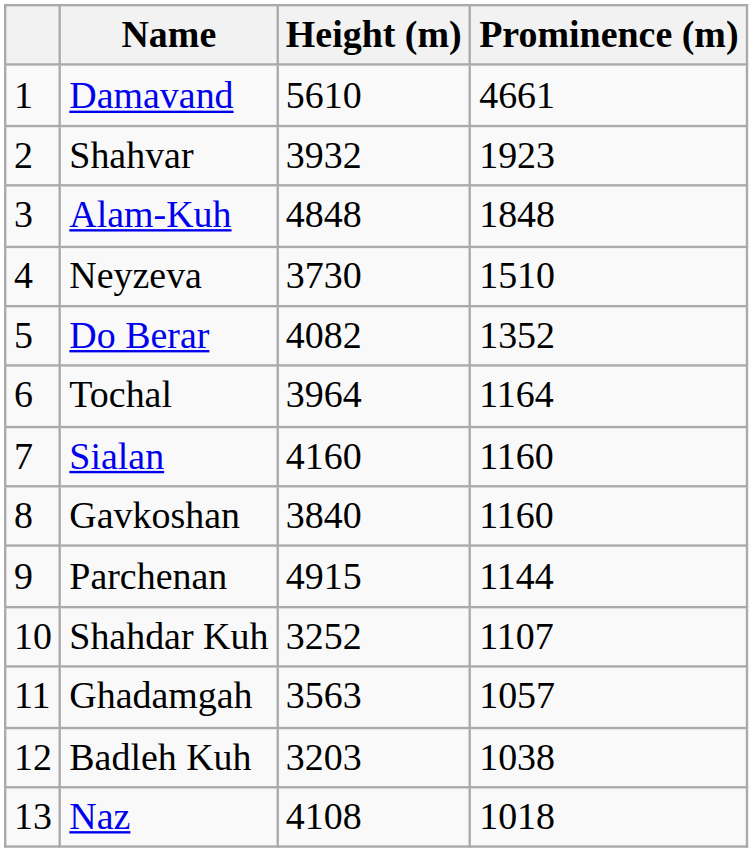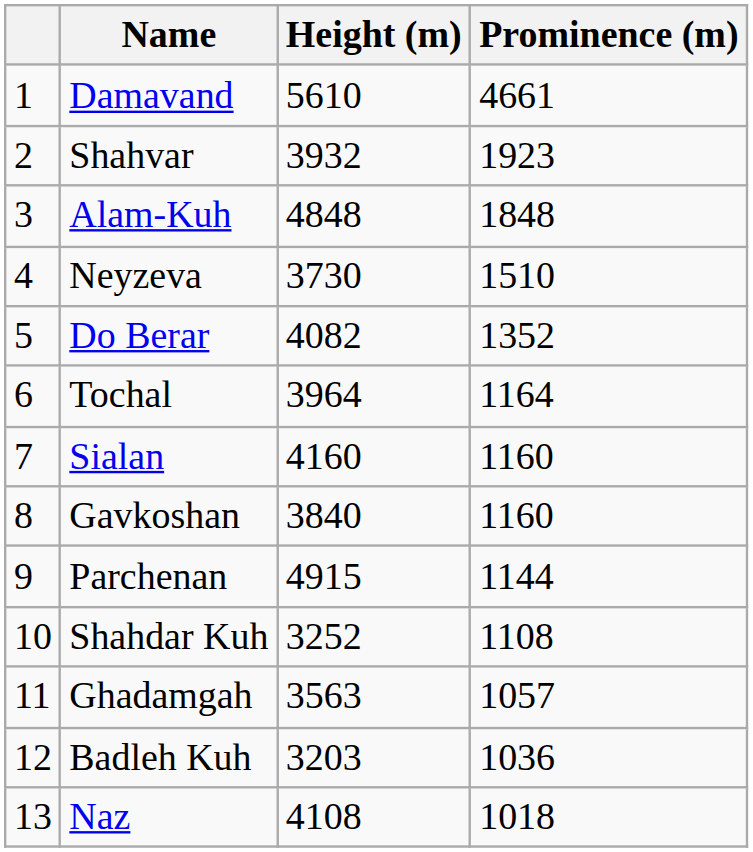(516, 635) 1107 -> (516, 635) 1108
(517, 756) 1038 -> (517, 756) 1036
